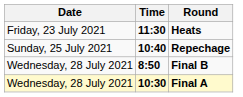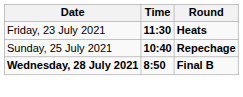(70, 65) normal -> (73, 65) bold
- row: (190, 83)
